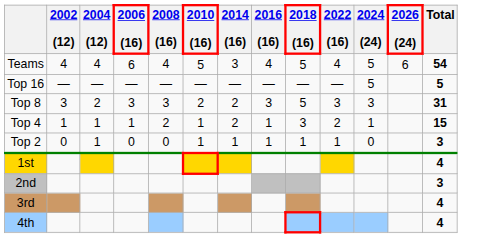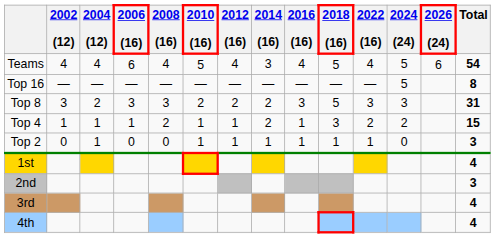+ column: (235, 28)
(440, 84) 5 -> (473, 84) 8
(371, 123) 1 -> (404, 123) 2
